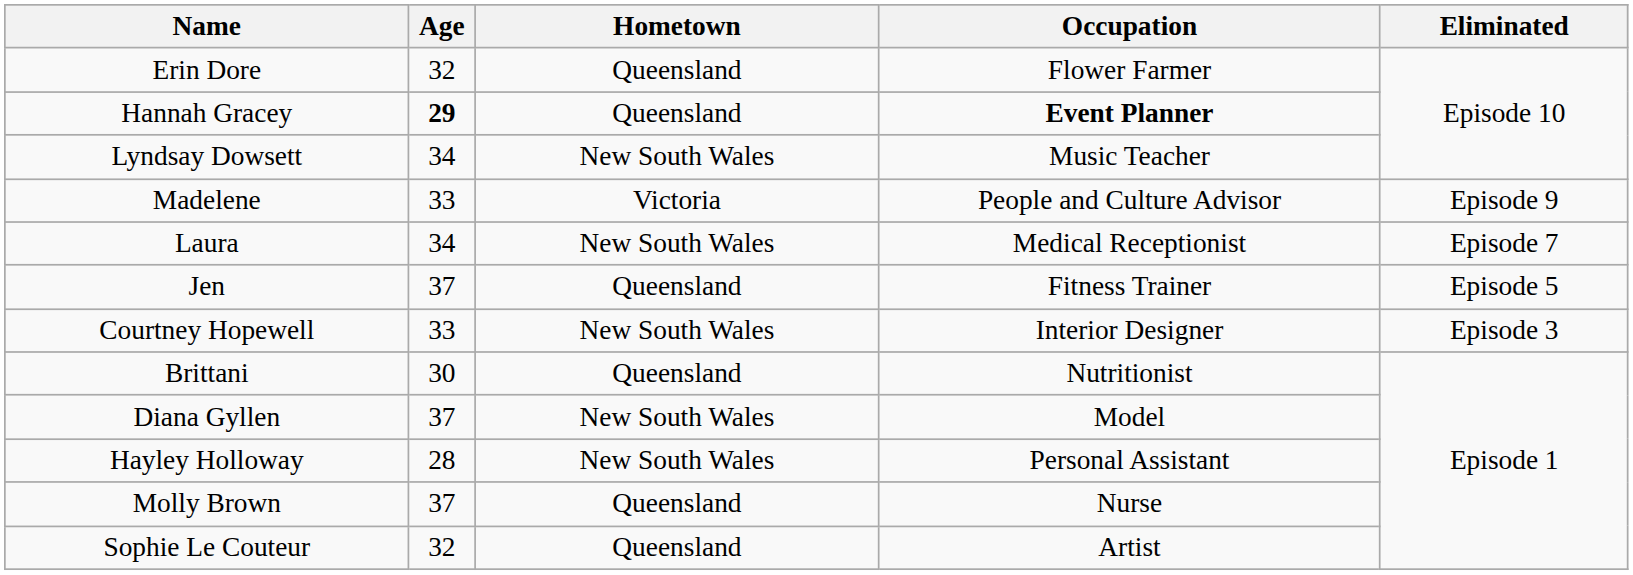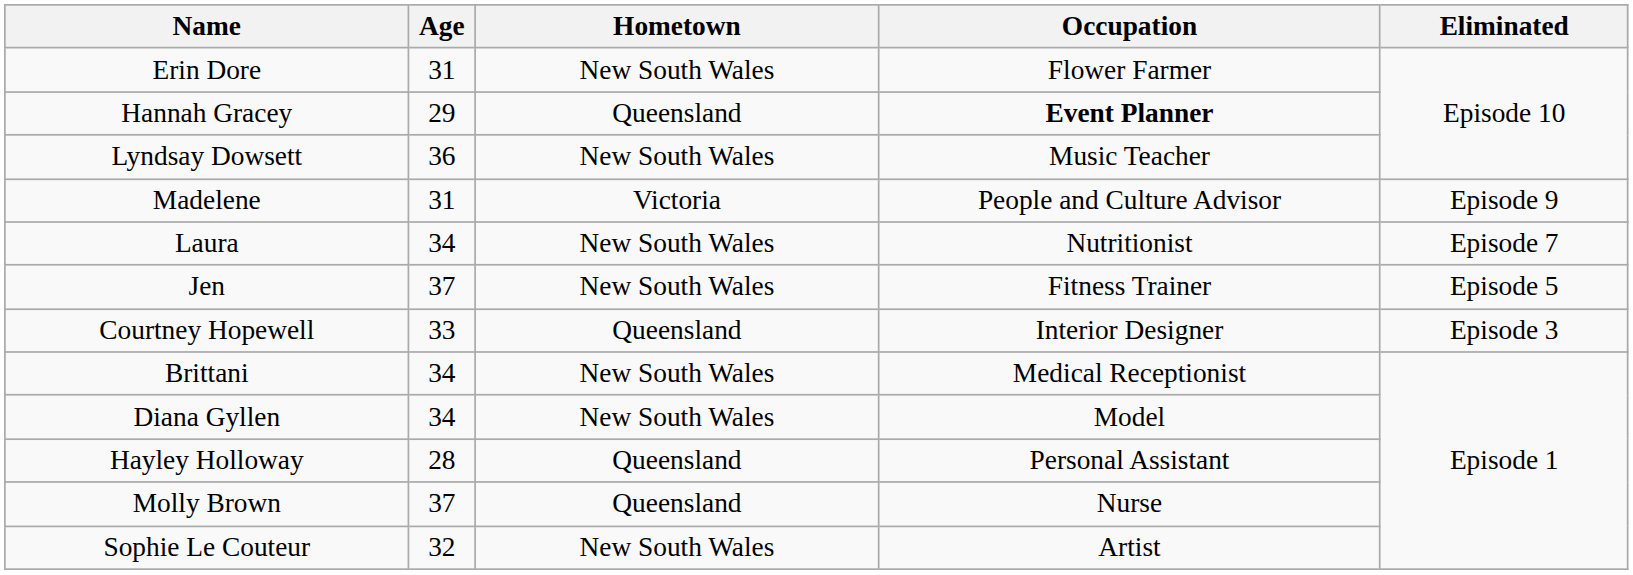(442, 69) 32 -> (442, 69) 31
(677, 69) Queensland -> (677, 69) New South Wales
(442, 112) bold -> (442, 112) normal
(442, 156) 34 -> (442, 156) 36
(442, 199) 33 -> (442, 199) 31
(1130, 243) Medical Receptionist -> (1130, 243) Nutritionist
(677, 286) Queensland -> (677, 286) New South Wales
(677, 329) New South Wales -> (677, 329) Queensland
(442, 373) 30 -> (442, 373) 34
(677, 373) Queensland -> (677, 373) New South Wales
(1130, 373) Nutritionist -> (1130, 373) Medical Receptionist
(442, 416) 37 -> (442, 416) 34
(677, 460) New South Wales -> (677, 460) Queensland
(677, 546) Queensland -> (677, 546) New South Wales
